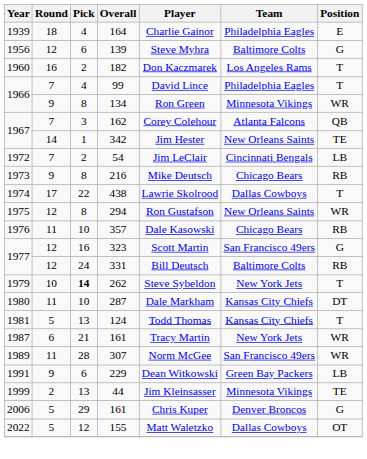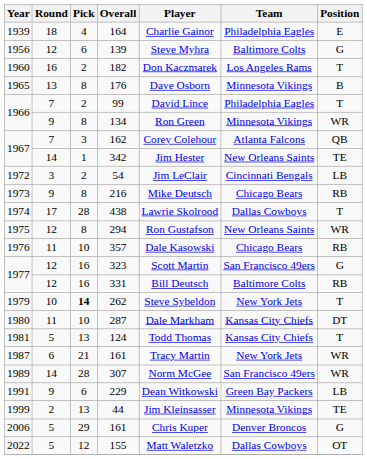+ row: (18, 85)
(84, 85) 4 -> (84, 103) 2
(51, 157) 7 -> (51, 175) 3
(84, 193) 22 -> (84, 211) 28
(84, 265) 24 -> (84, 283) 16
(51, 355) 11 -> (51, 373) 14
